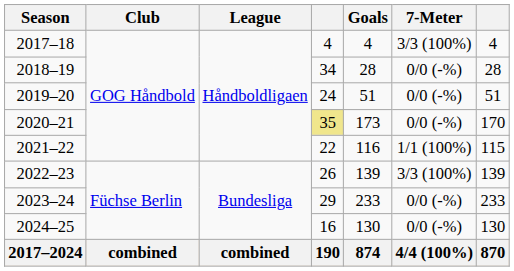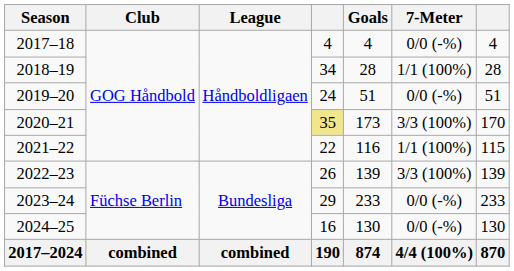(434, 43) 3/3 (100%) -> (434, 43) 0/0 (-%)
(434, 69) 0/0 (-%) -> (434, 69) 1/1 (100%)
(434, 122) 0/0 (-%) -> (434, 122) 3/3 (100%)
